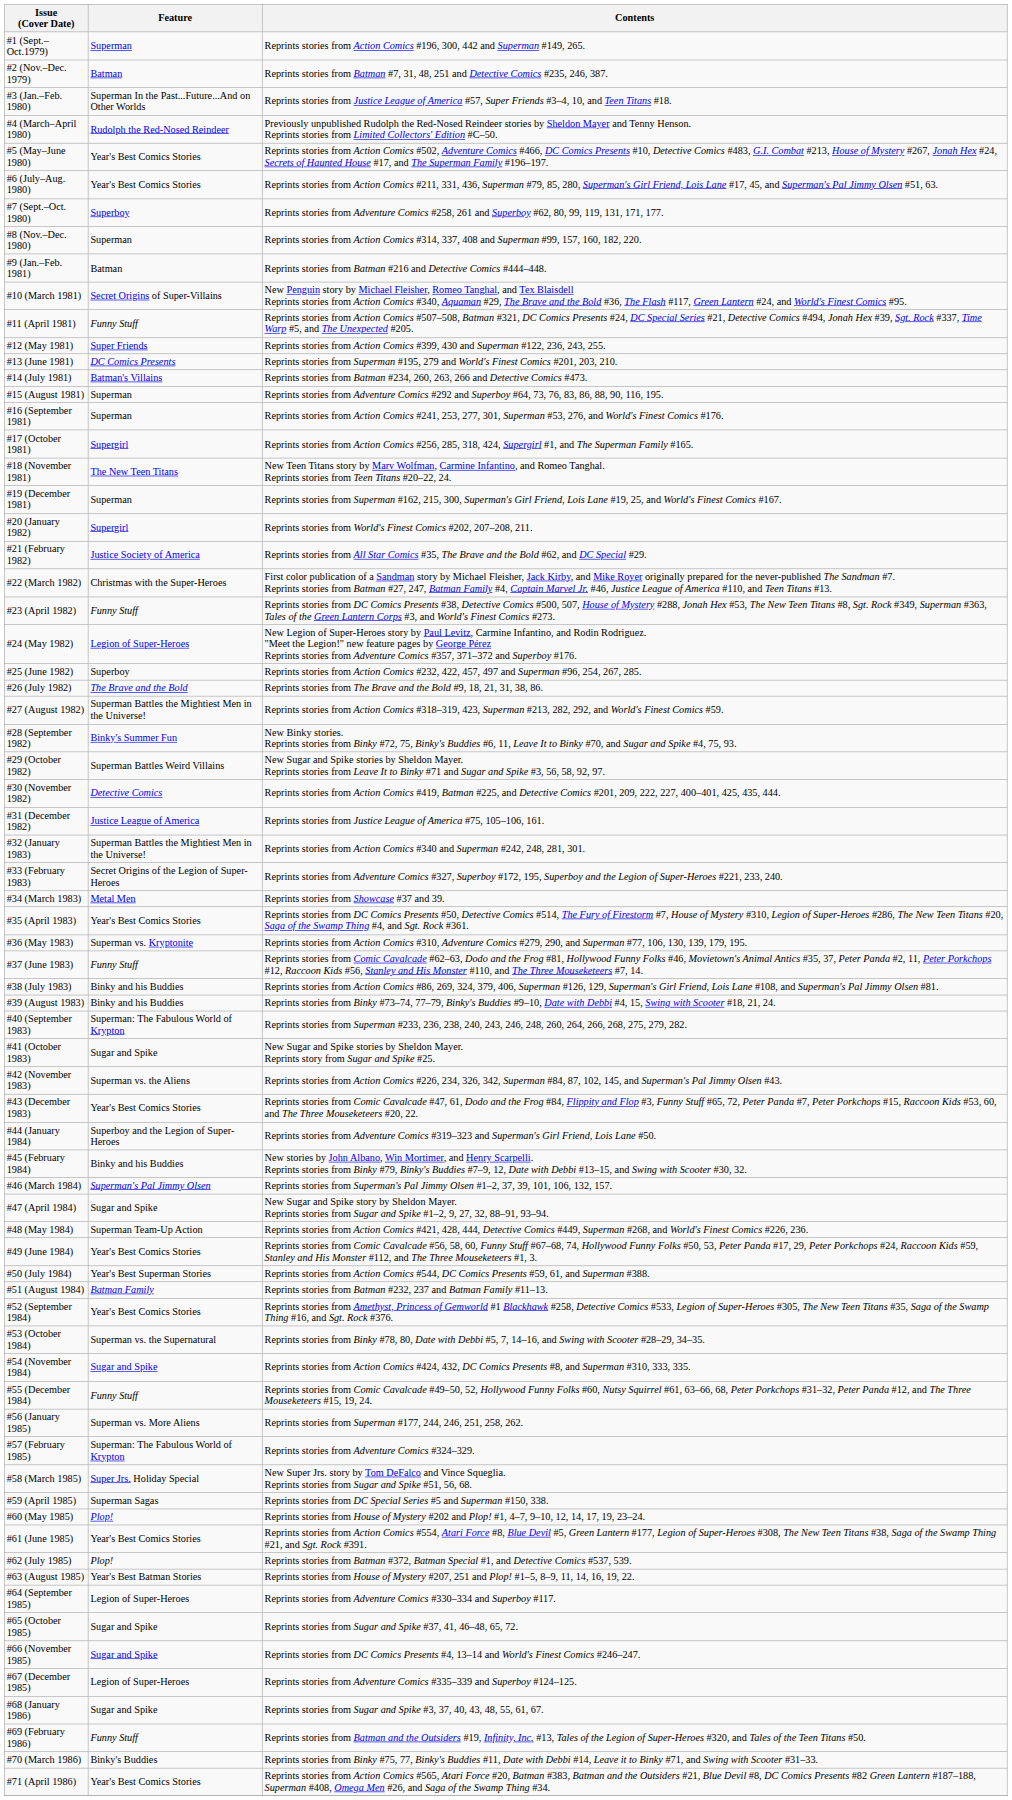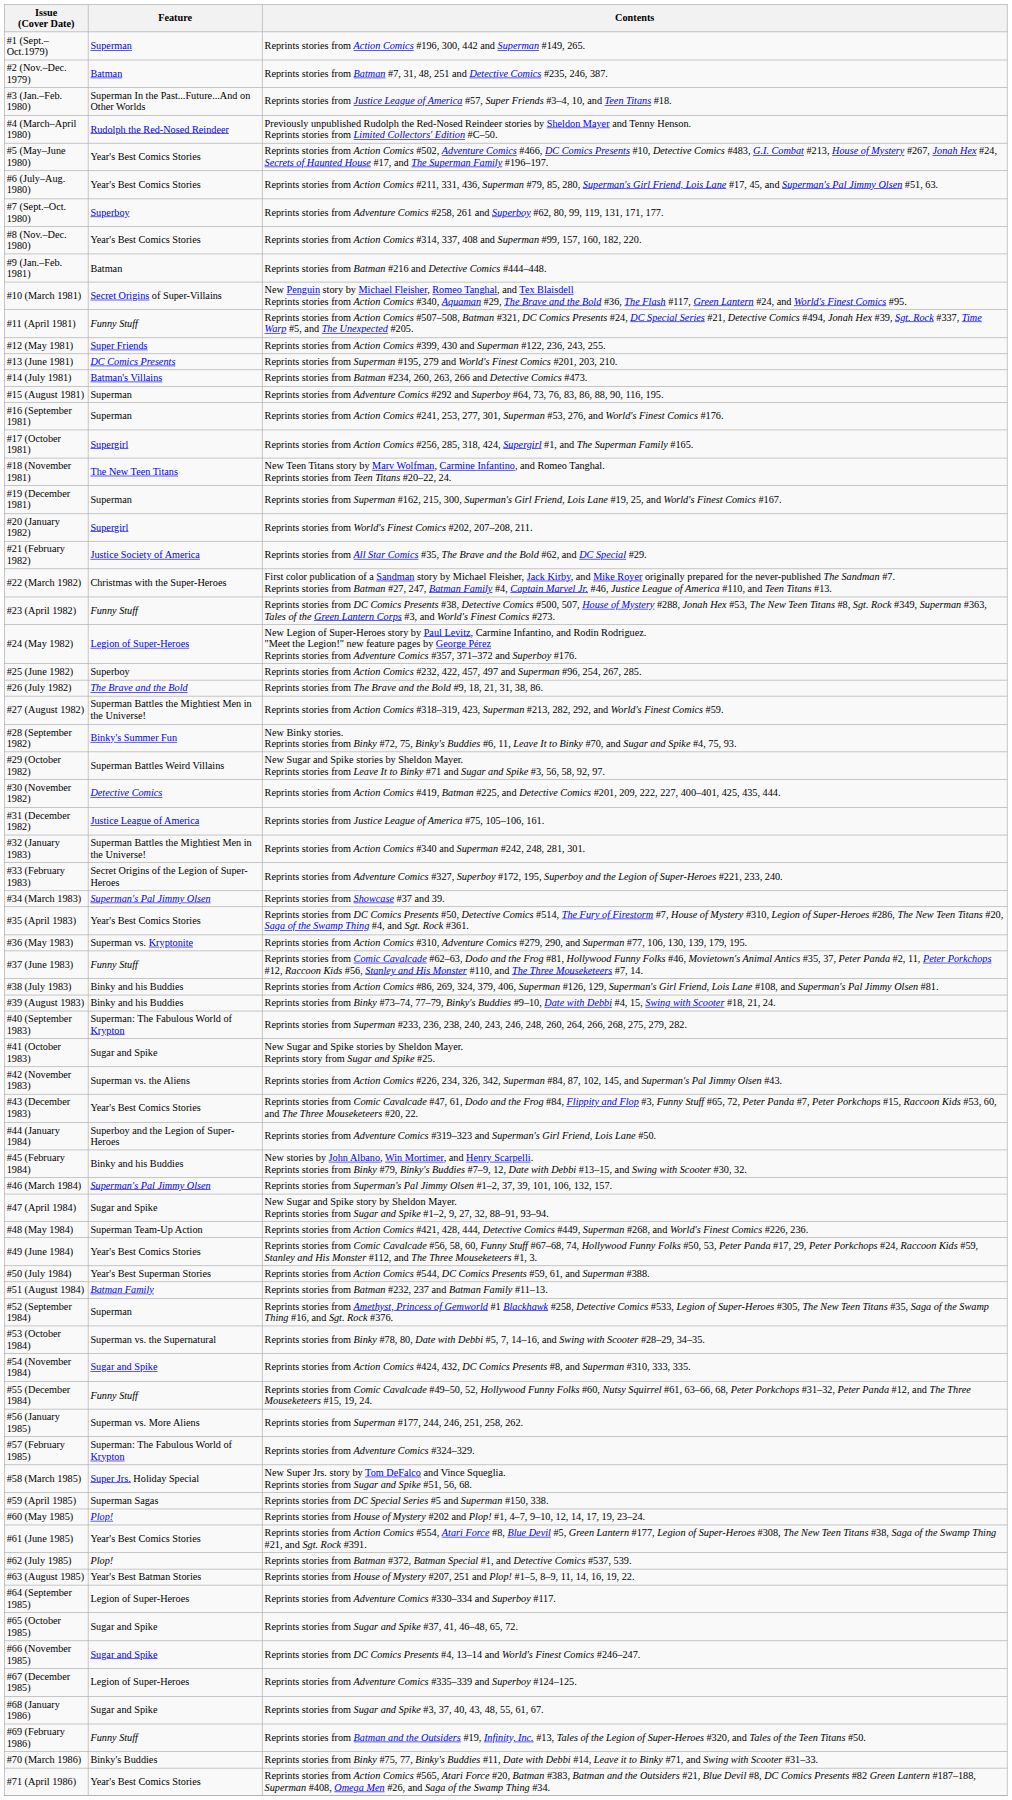(111, 240) Superman -> (146, 240) Year's Best Comics Stories
(113, 898) Metal Men -> (151, 898) Superman's Pal Jimmy Olsen
(146, 1312) Year's Best Comics Stories -> (111, 1312) Superman
